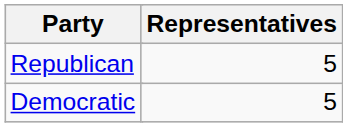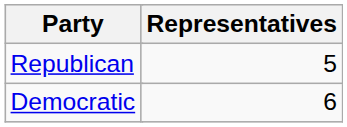(330, 102) 5 -> (330, 102) 6
